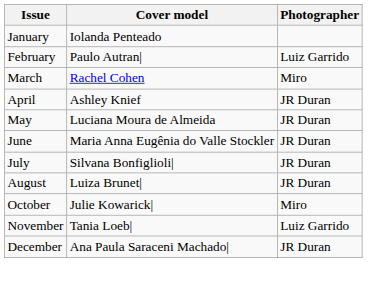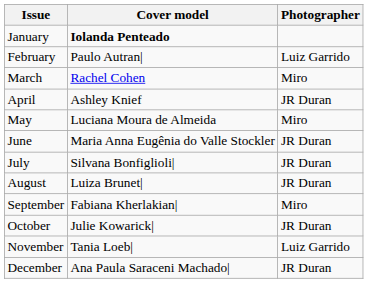(116, 36) normal -> (120, 36) bold
(305, 120) JR Duran -> (294, 120) Miro
+ row: (36, 204)
(293, 204) Miro -> (306, 225) JR Duran
